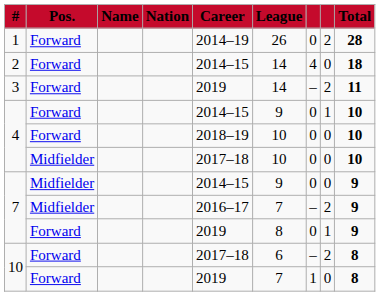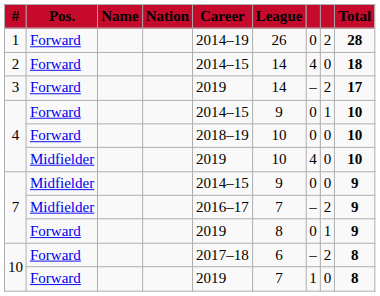(355, 87) 11 -> (355, 87) 17
(222, 159) 2017–18 -> (211, 159) 2019
(313, 159) 0 -> (313, 159) 4
